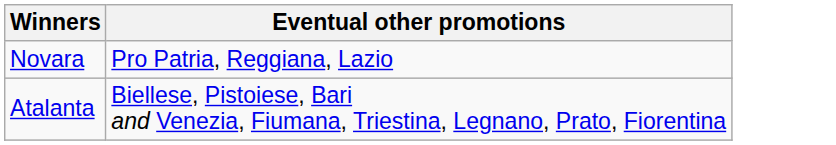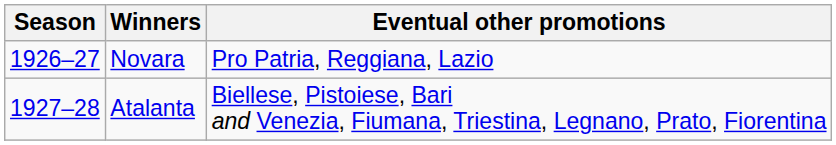+ column: (55, 22)
